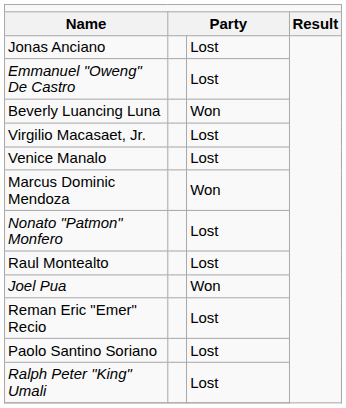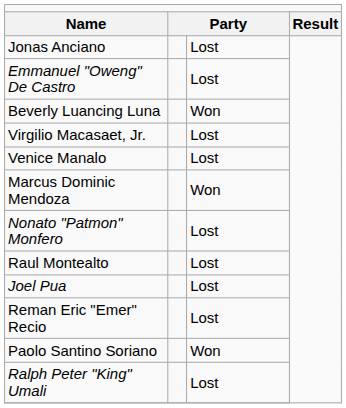(205, 287) Won -> (204, 287) Lost
(204, 351) Lost -> (205, 351) Won
